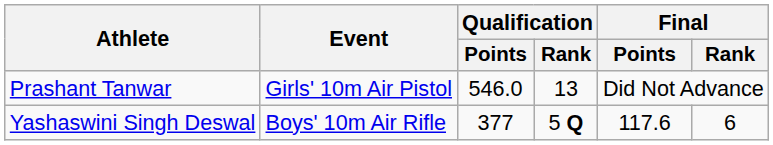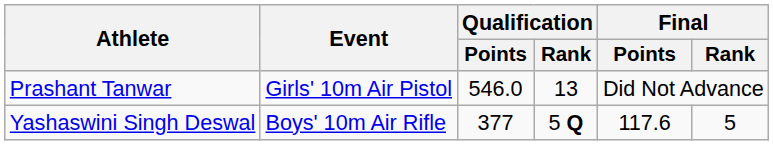(730, 123) 6 -> (730, 123) 5
